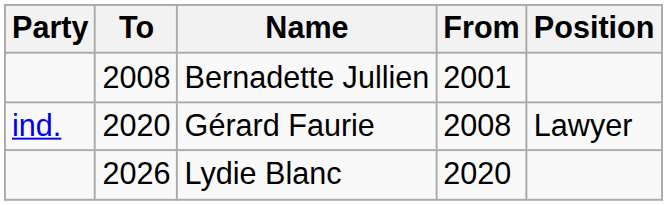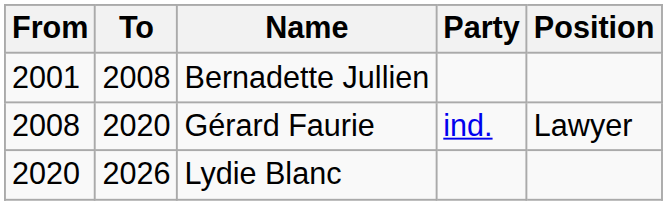columns swapped: (482, 28) <-> (50, 28)
